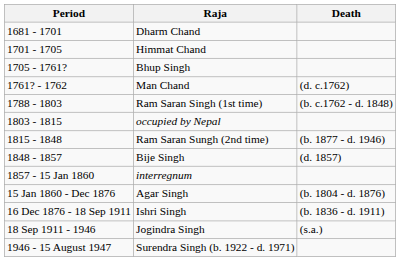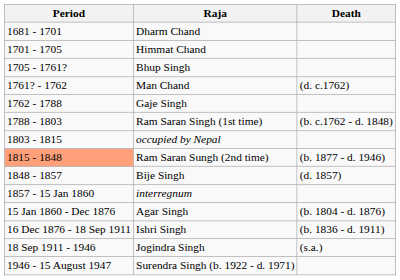+ row: (162, 103)
(34, 139) no background -> (34, 157) lightsalmon background
